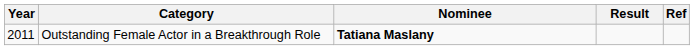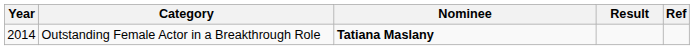(21, 34) 2011 -> (21, 34) 2014
